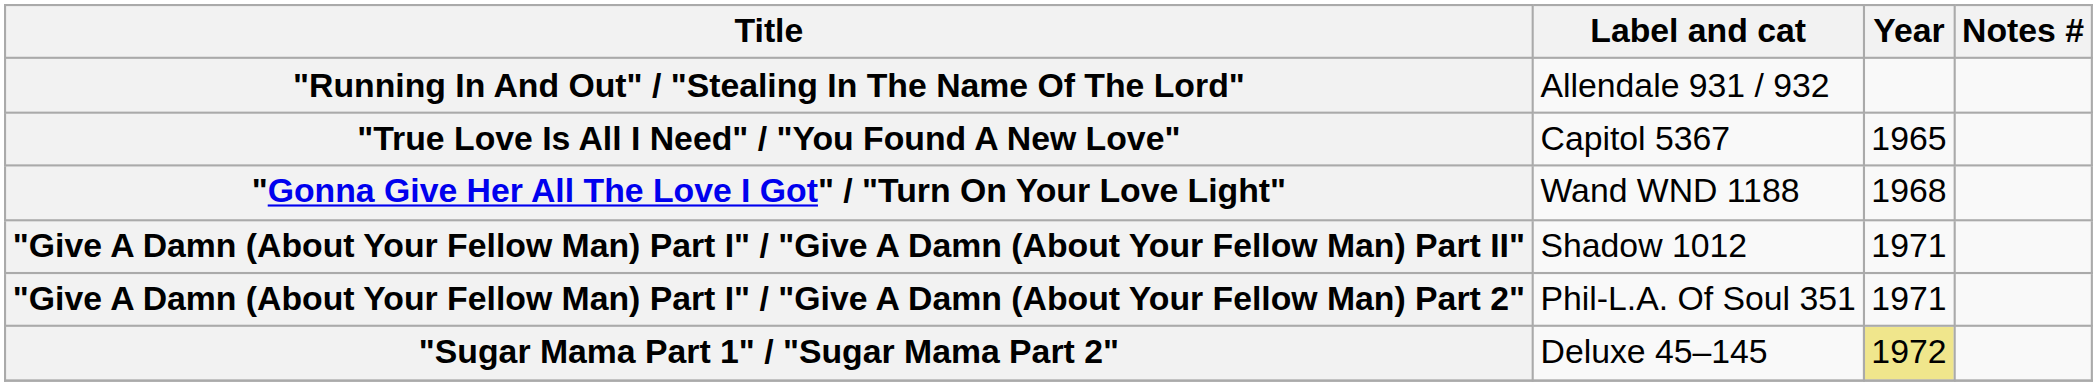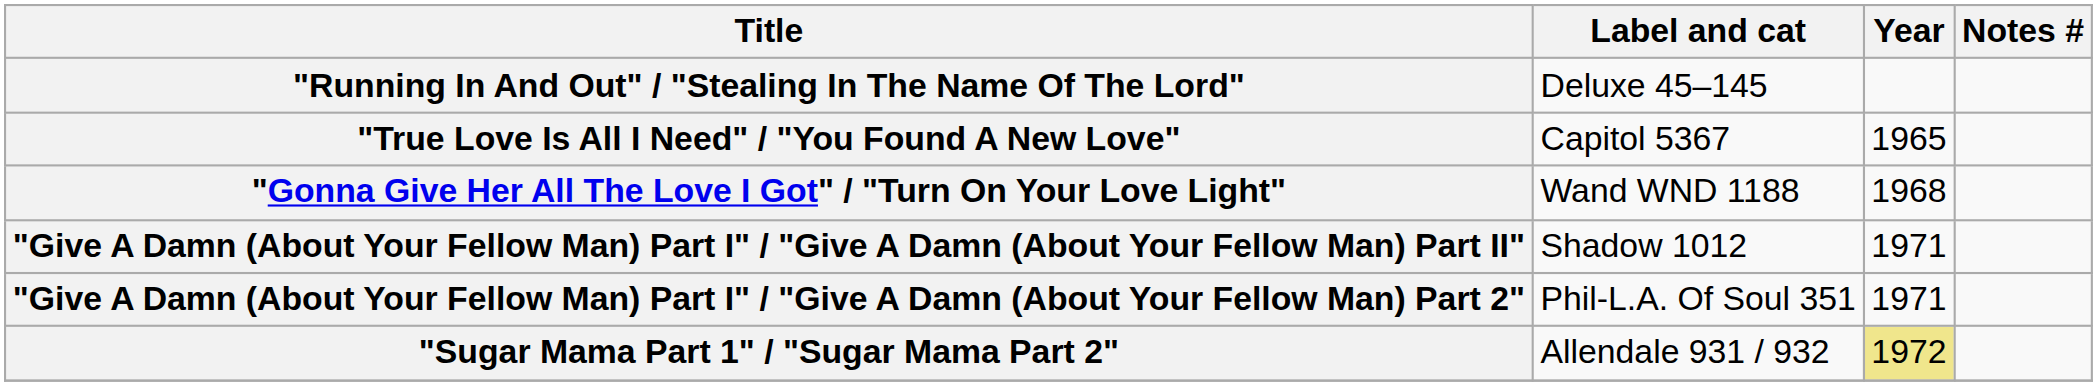(1685, 84) Allendale 931 / 932 -> (1654, 84) Deluxe 45–145
(1654, 352) Deluxe 45–145 -> (1685, 352) Allendale 931 / 932
